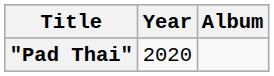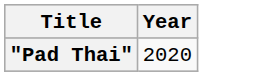- column: (233, 22)
